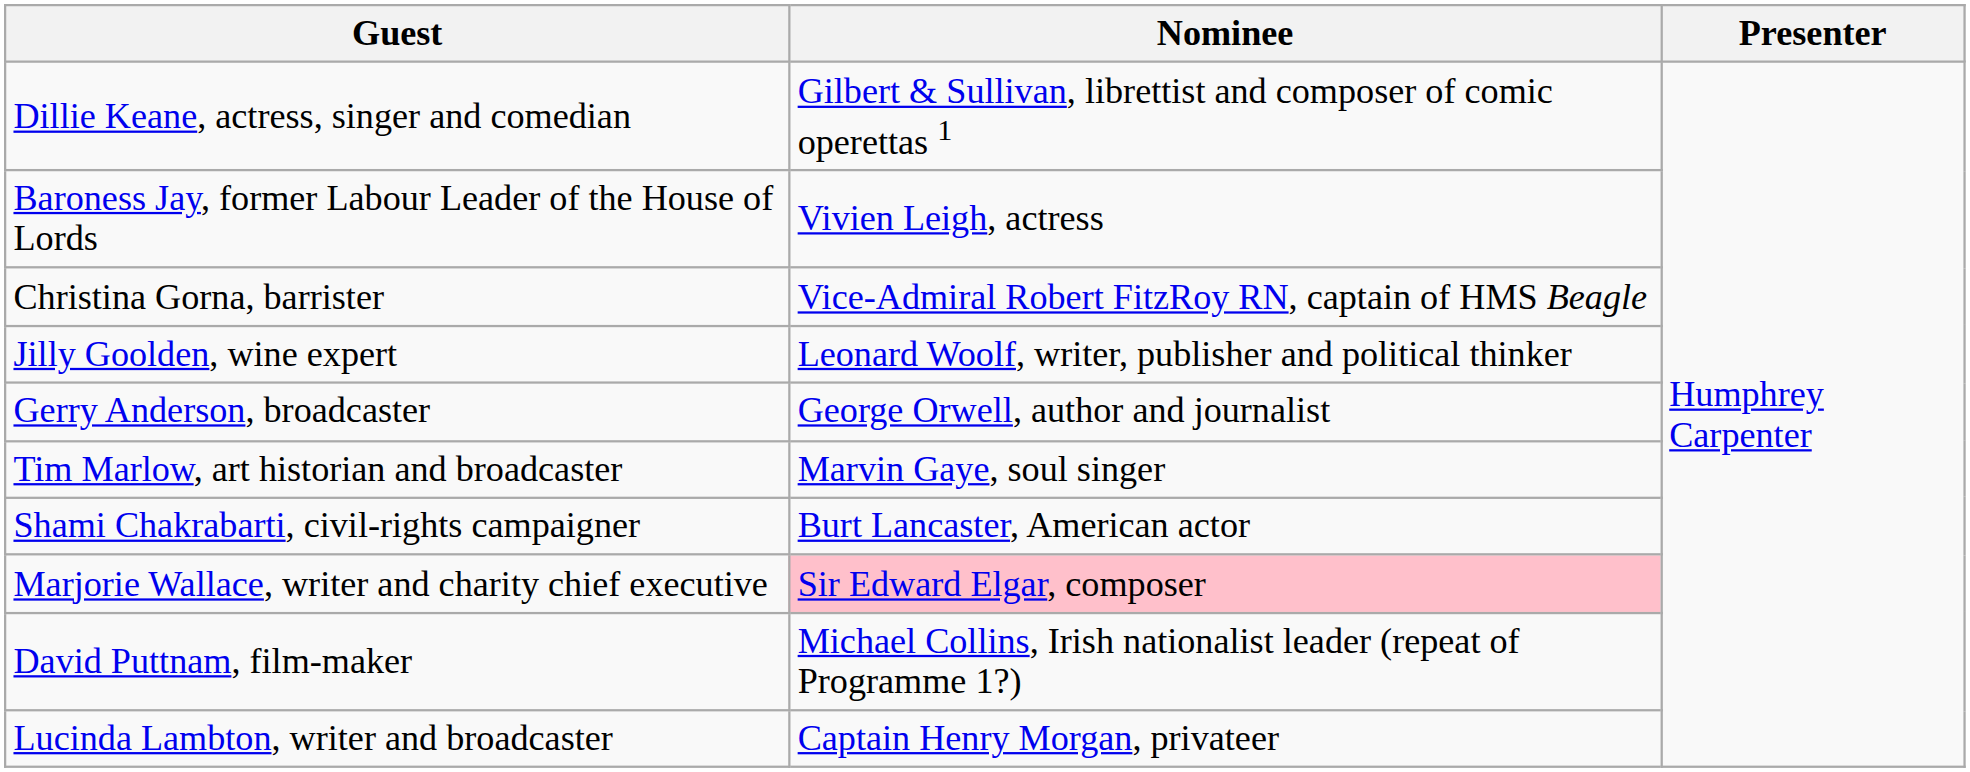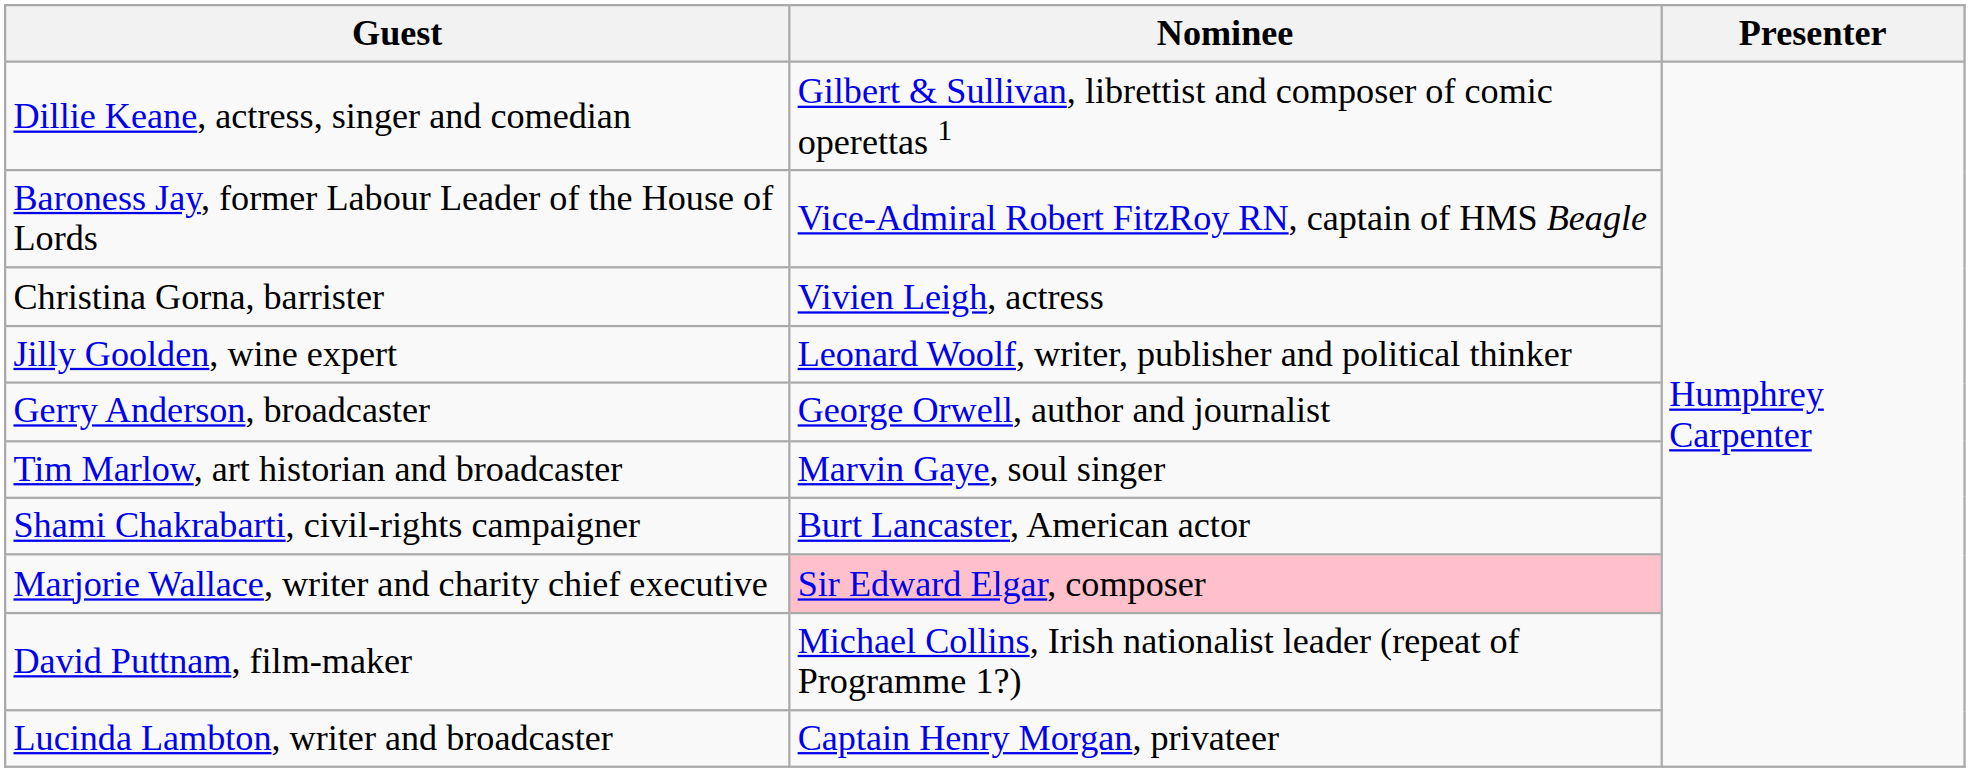(951, 218) Vivien Leigh, actress -> (1222, 218) Vice-Admiral Robert FitzRoy RN, captain of HMS Beagle
(1222, 296) Vice-Admiral Robert FitzRoy RN, captain of HMS Beagle -> (951, 296) Vivien Leigh, actress
